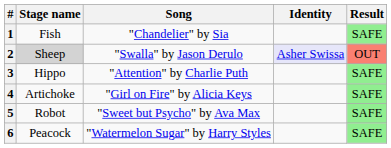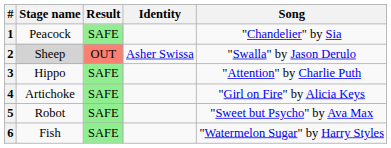columns swapped: (179, 14) <-> (367, 14)
(50, 34) Fish -> (50, 34) Peacock
(310, 53) lavender background -> (160, 53) no background
(50, 133) Peacock -> (50, 133) Fish
